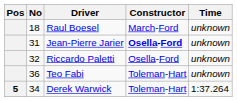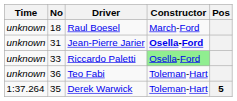columns swapped: (15, 12) <-> (210, 12)
(34, 58) 32 -> (55, 58) 33
(154, 58) no background -> (175, 58) lightgreen background
(34, 89) 34 -> (55, 89) 35
